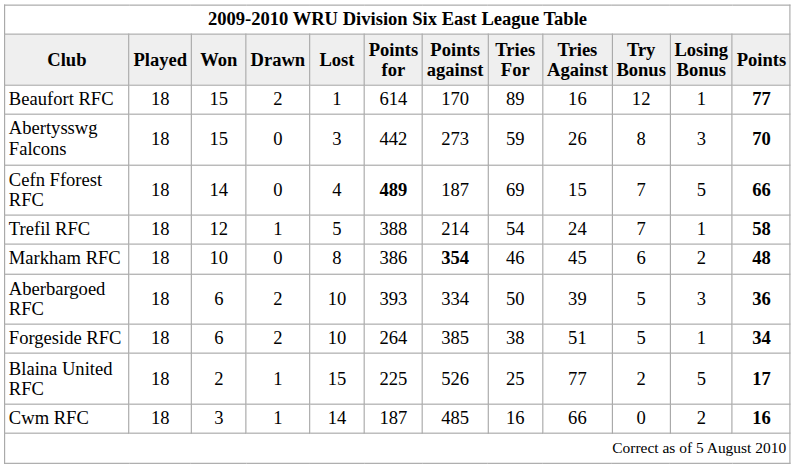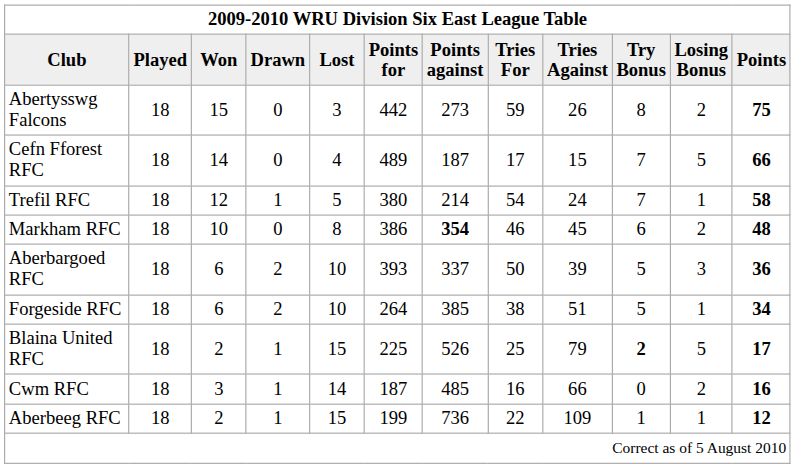- row: (61, 99)
(701, 139) 3 -> (701, 109) 2
(761, 139) 70 -> (761, 109) 75
(393, 189) bold -> (393, 160) normal
(515, 189) 69 -> (515, 160) 17
(393, 229) 388 -> (393, 200) 380
(455, 298) 334 -> (455, 269) 337
(577, 378) 77 -> (577, 349) 79
(641, 378) normal -> (641, 349) bold
+ row: (65, 418)
